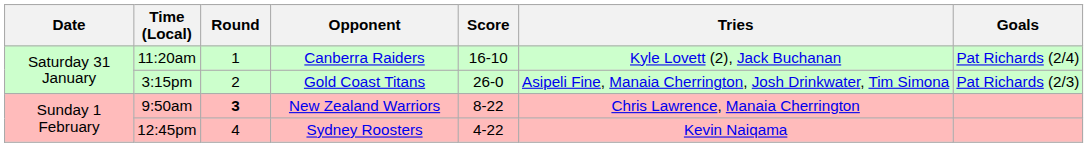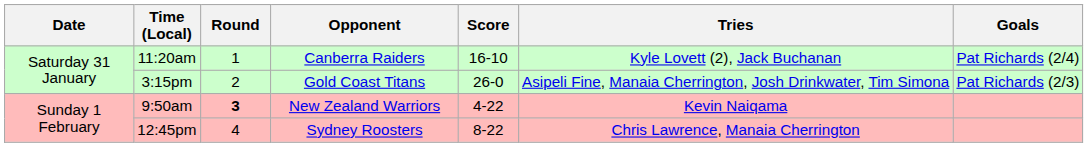(488, 106) 8-22 -> (488, 106) 4-22
(736, 106) Chris Lawrence, Manaia Cherrington -> (736, 106) Kevin Naiqama
(488, 130) 4-22 -> (488, 130) 8-22
(736, 130) Kevin Naiqama -> (736, 130) Chris Lawrence, Manaia Cherrington
